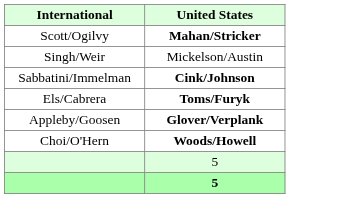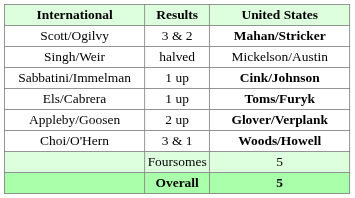+ column: (177, 14)
